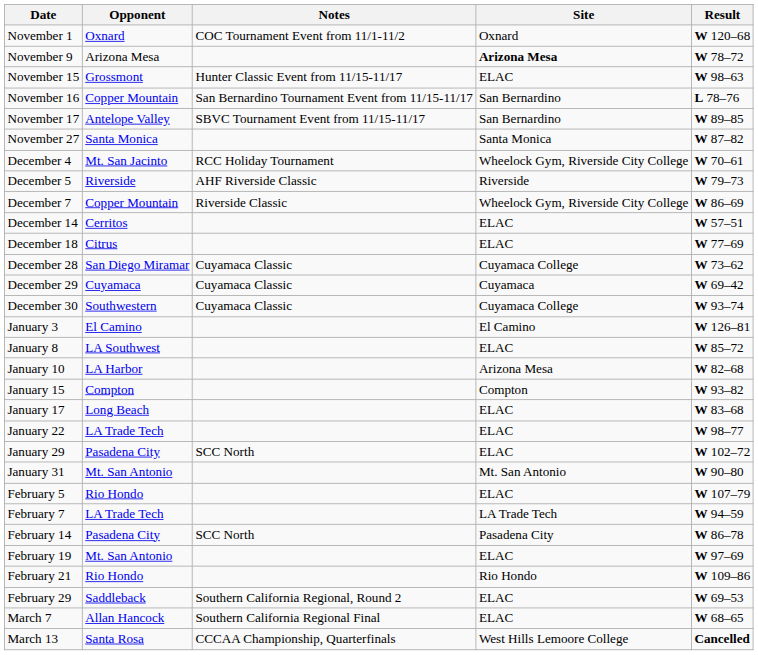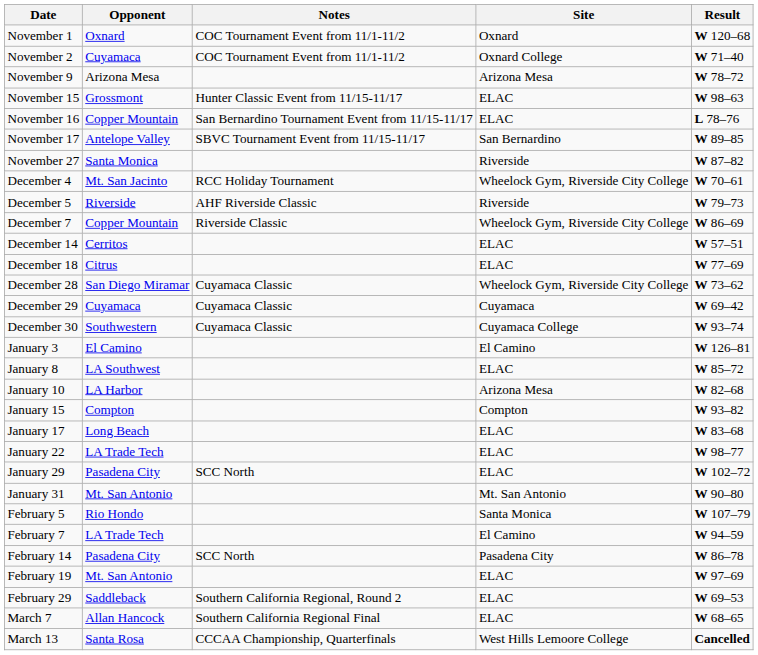+ row: (40, 56)
(518, 56) bold -> (516, 77) normal
(520, 98) San Bernardino -> (496, 118) ELAC
(515, 139) Santa Monica -> (504, 160) Riverside
(529, 264) Cuyamaca College -> (584, 285) Wheelock Gym, Riverside City College
(496, 493) ELAC -> (515, 514) Santa Monica
(518, 514) LA Trade Tech -> (507, 535) El Camino
- row: (39, 576)
